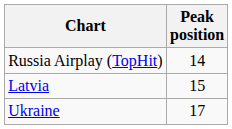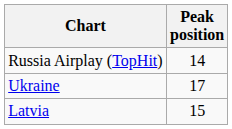rows swapped: (34, 111) <-> (29, 85)
